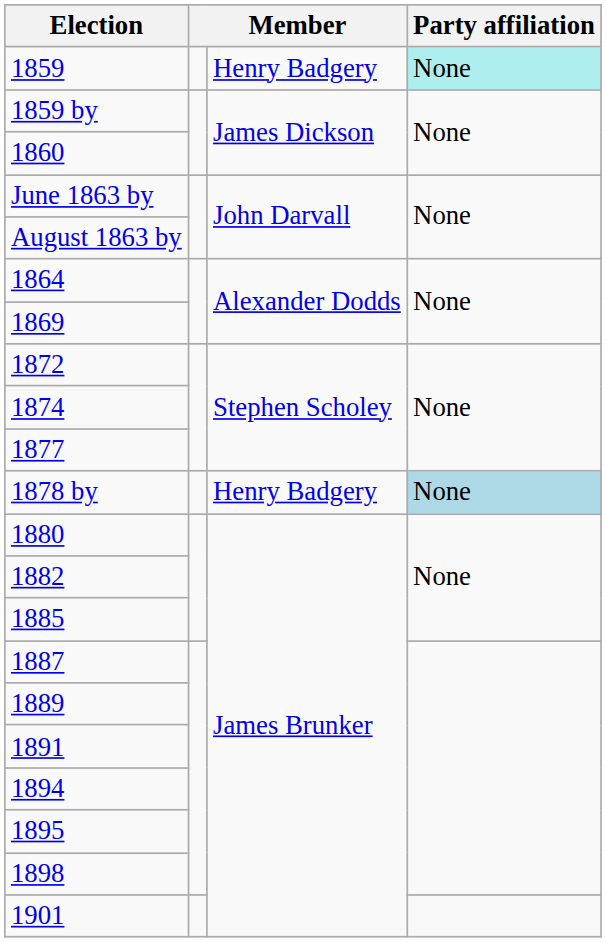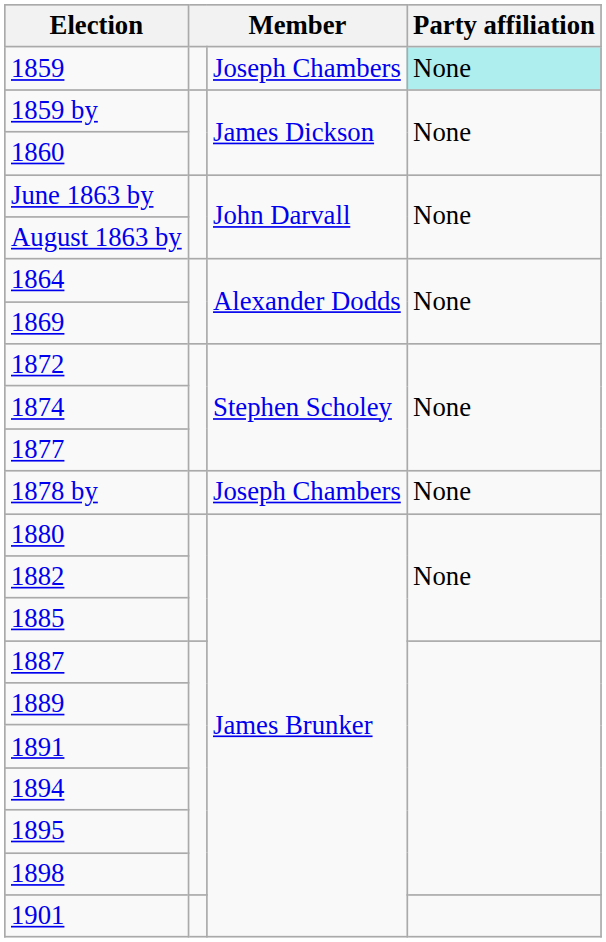(295, 68) Henry Badgery -> (307, 68) Joseph Chambers
(295, 491) Henry Badgery -> (307, 491) Joseph Chambers
(442, 491) lightblue background -> (442, 491) no background
